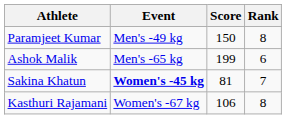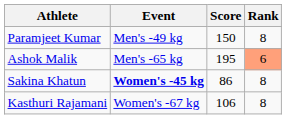(226, 59) 199 -> (226, 59) 195
(263, 59) no background -> (263, 59) lightsalmon background
(226, 81) 81 -> (226, 81) 86
(263, 81) 7 -> (263, 81) 8
